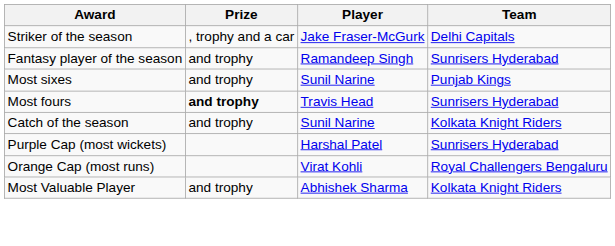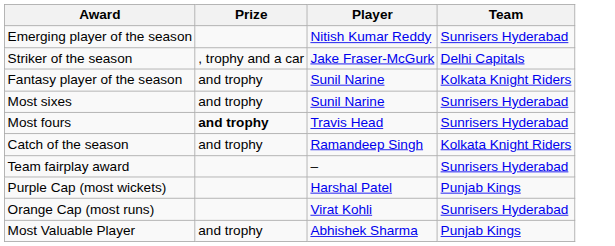+ row: (100, 36)
(357, 58) Ramandeep Singh -> (347, 79) Sunil Narine
(495, 58) Sunrisers Hyderabad -> (506, 79) Kolkata Knight Riders
(471, 79) Punjab Kings -> (504, 101) Sunrisers Hyderabad
(338, 123) Sunil Narine -> (367, 144) Ramandeep Singh
+ row: (68, 166)
(495, 144) Sunrisers Hyderabad -> (481, 187) Punjab Kings
(519, 166) Royal Challengers Bengaluru -> (504, 209) Sunrisers Hyderabad
(496, 187) Kolkata Knight Riders -> (481, 230) Punjab Kings
